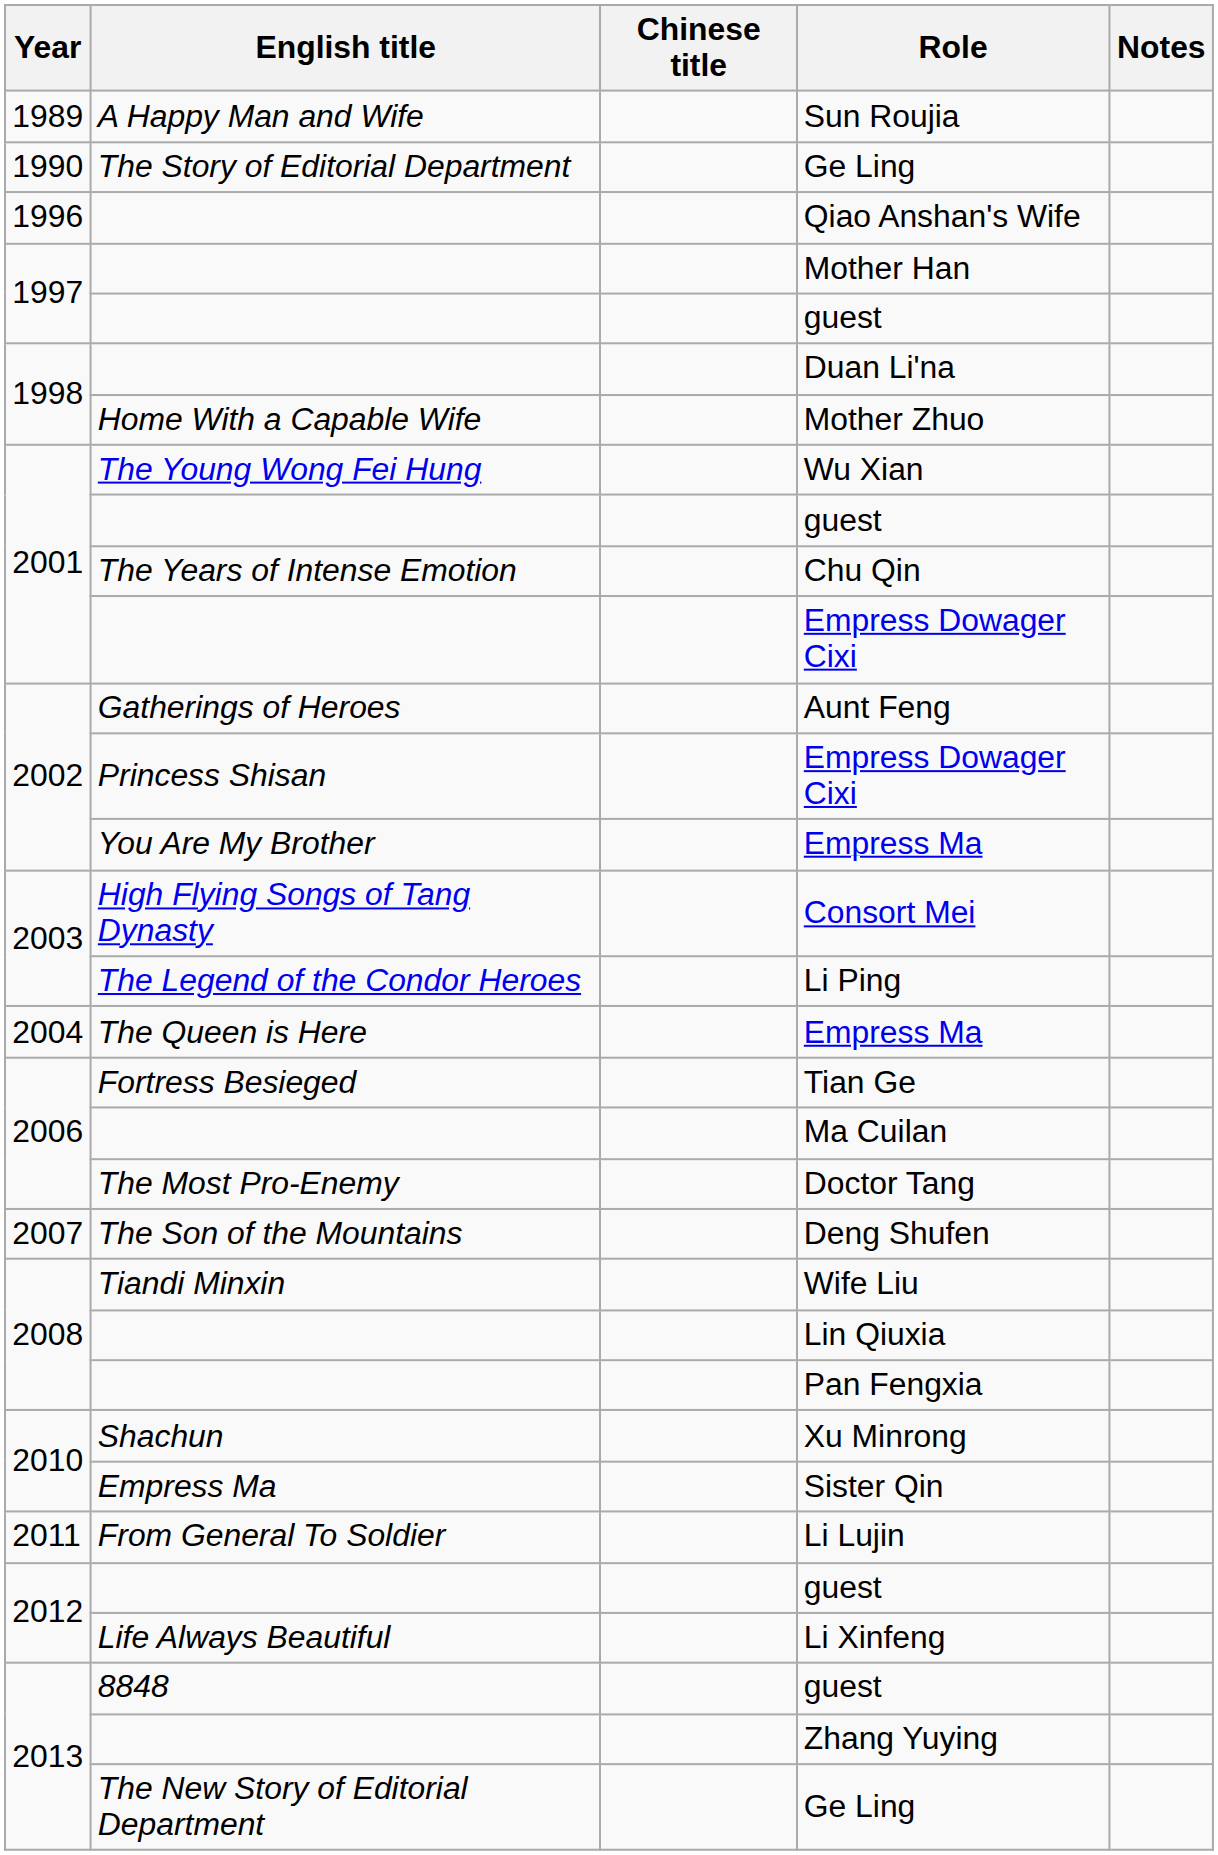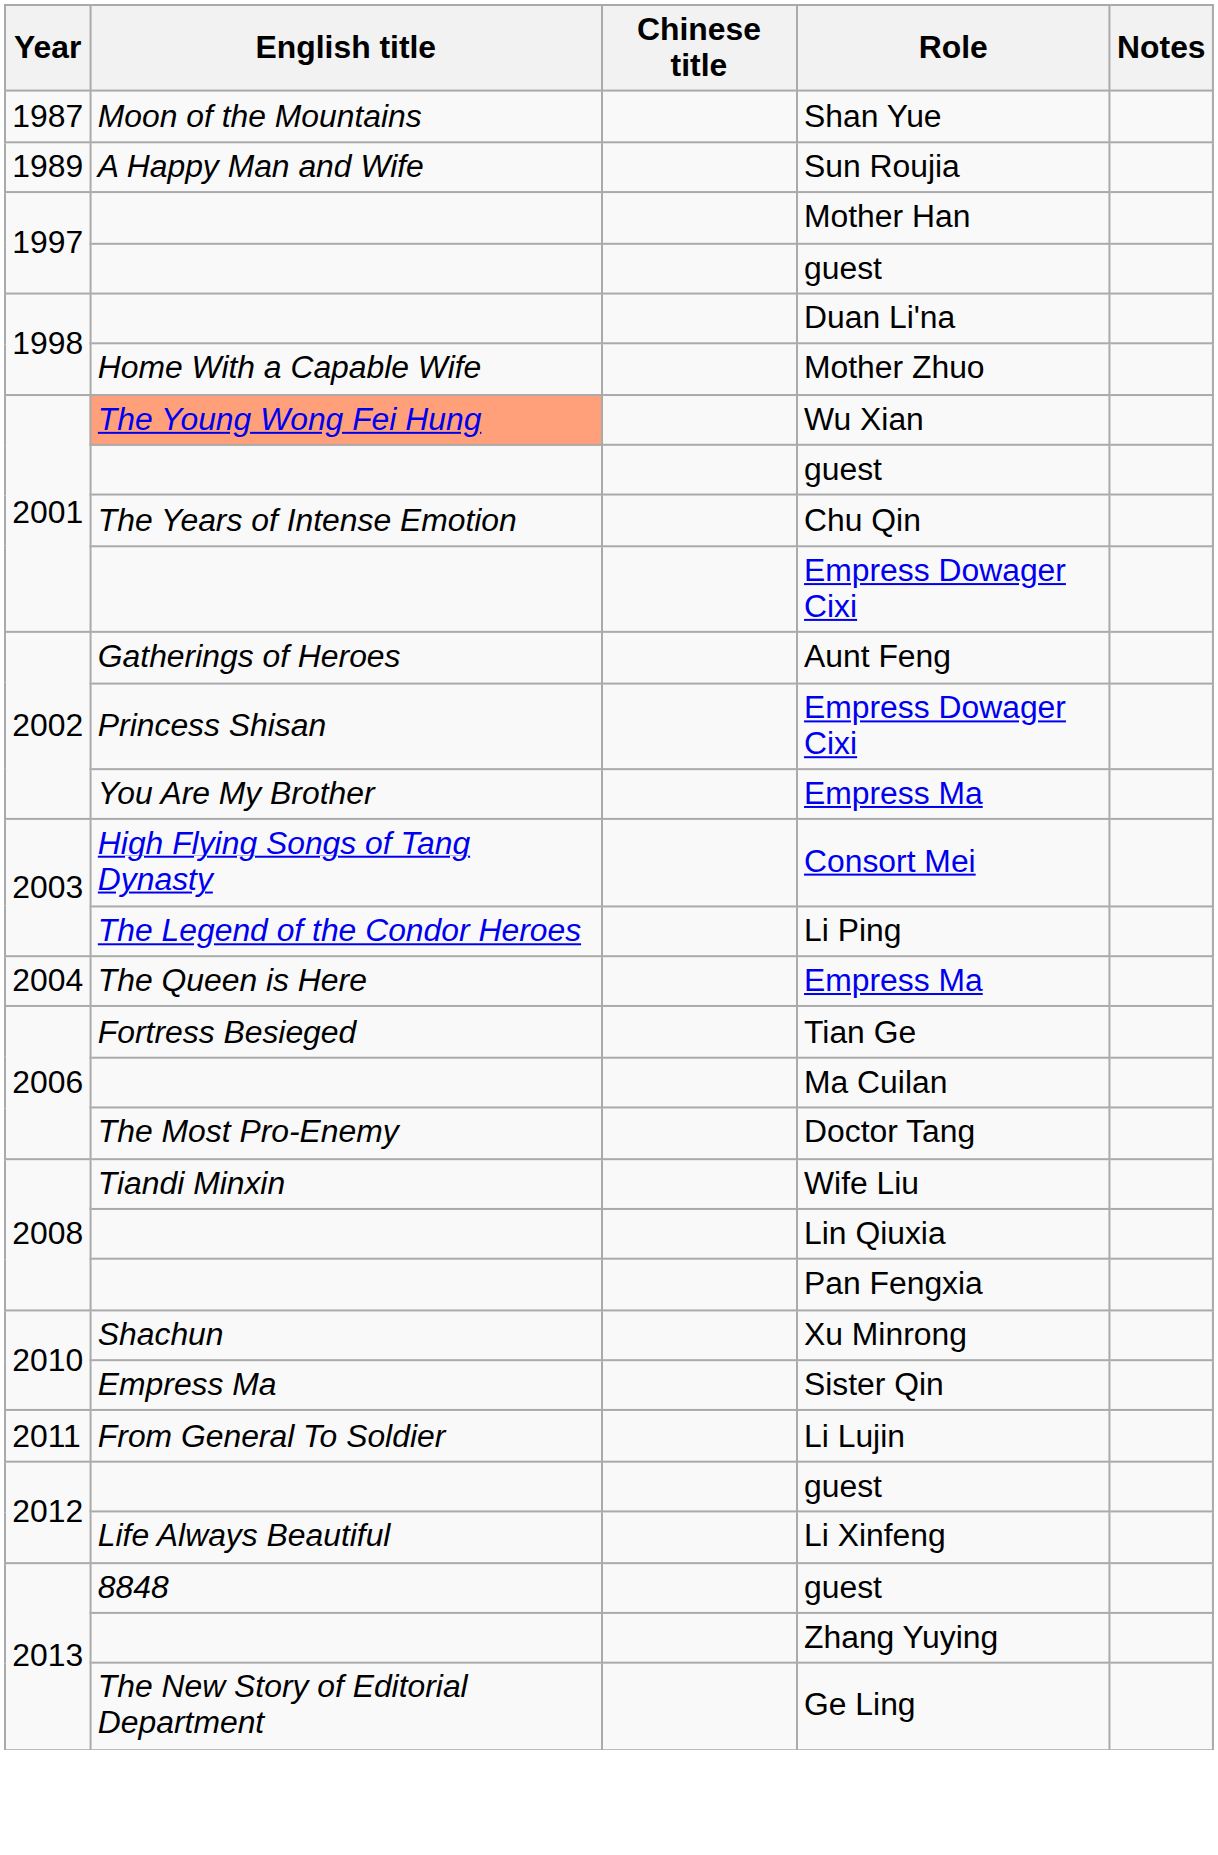+ row: (48, 116)
- row: (48, 166)
- row: (48, 217)
(290, 469) no background -> (290, 419) lightsalmon background
- row: (48, 1233)
